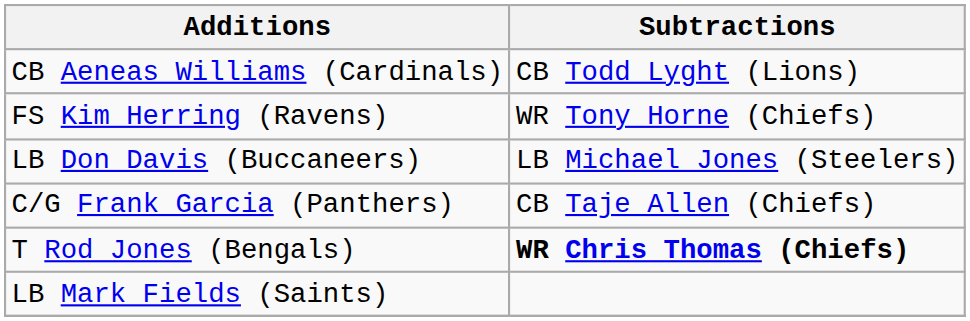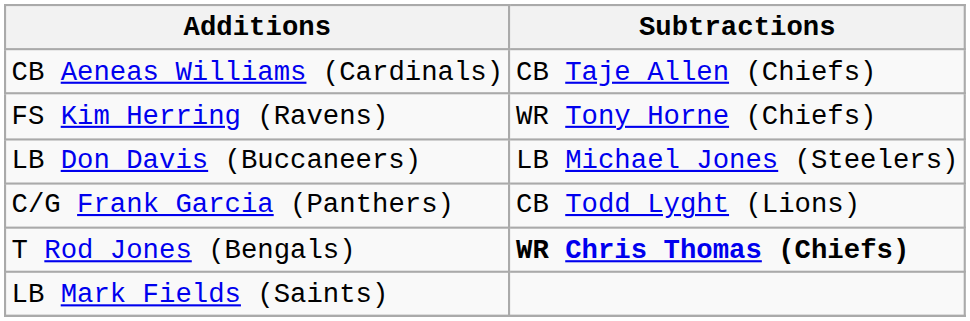(688, 72) CB Todd Lyght (Lions) -> (696, 72) CB Taje Allen (Chiefs)
(696, 205) CB Taje Allen (Chiefs) -> (688, 205) CB Todd Lyght (Lions)
